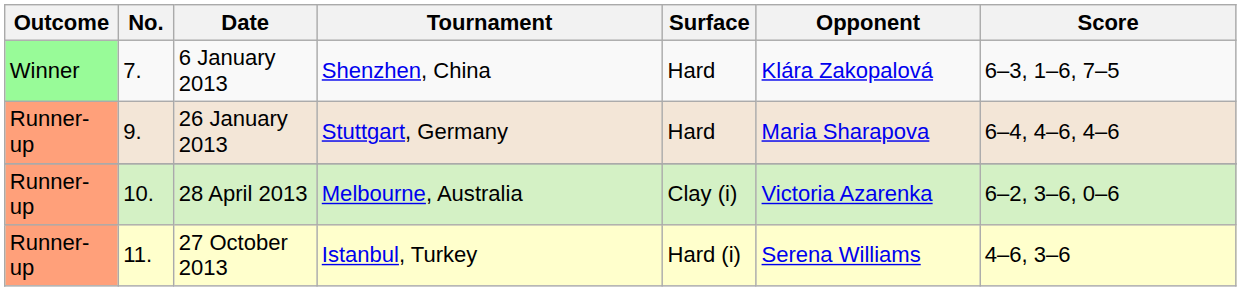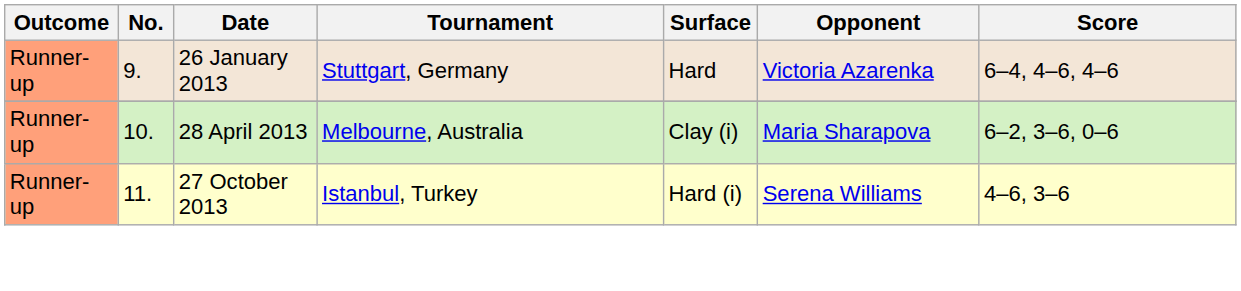- row: (227, 70)
(845, 131) Maria Sharapova -> (848, 70) Victoria Azarenka
(847, 193) Victoria Azarenka -> (847, 131) Maria Sharapova
